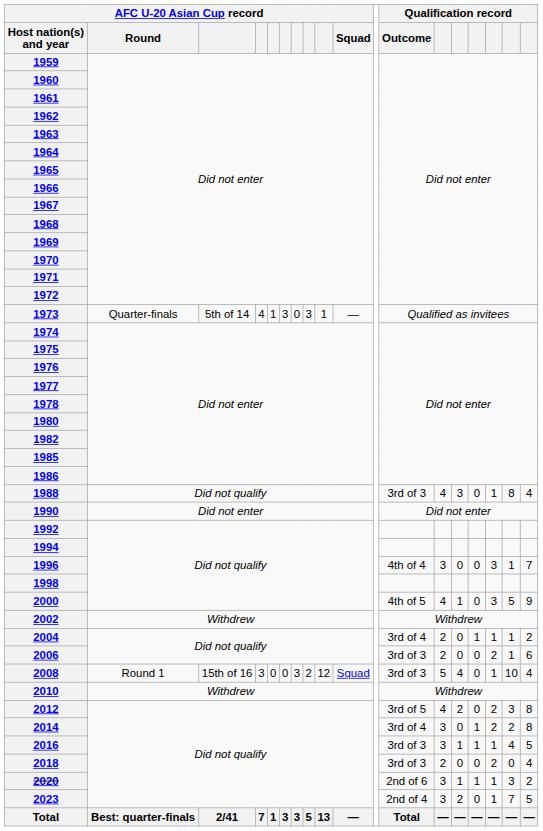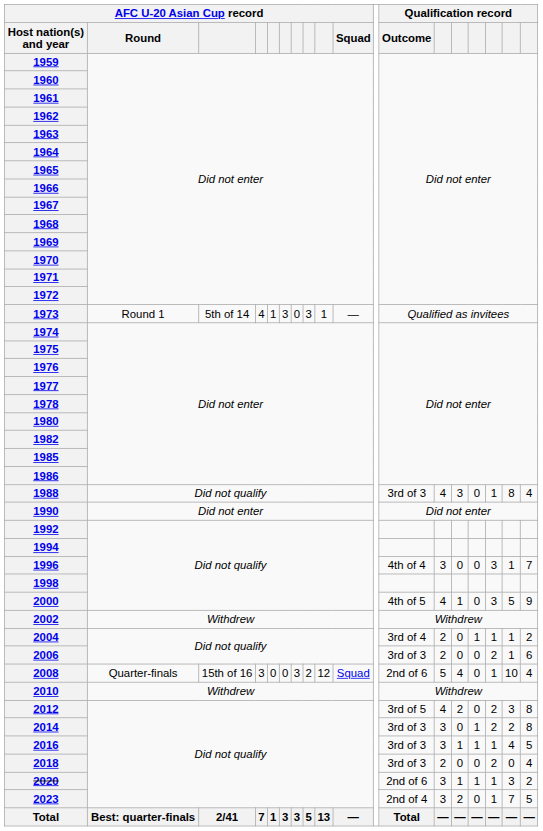(143, 314) Quarter-finals -> (143, 314) Round 1
(143, 673) Round 1 -> (143, 673) Quarter-finals
(407, 673) 3rd of 3 -> (407, 673) 2nd of 6
(407, 727) 3rd of 4 -> (407, 727) 3rd of 3
